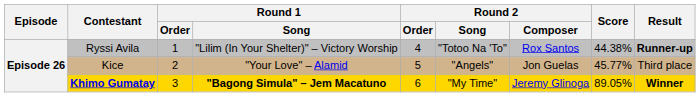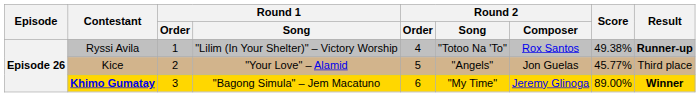(613, 48) 44.38% -> (613, 48) 49.38%
(296, 83) bold -> (296, 83) normal
(613, 83) 89.05% -> (613, 83) 89.00%
